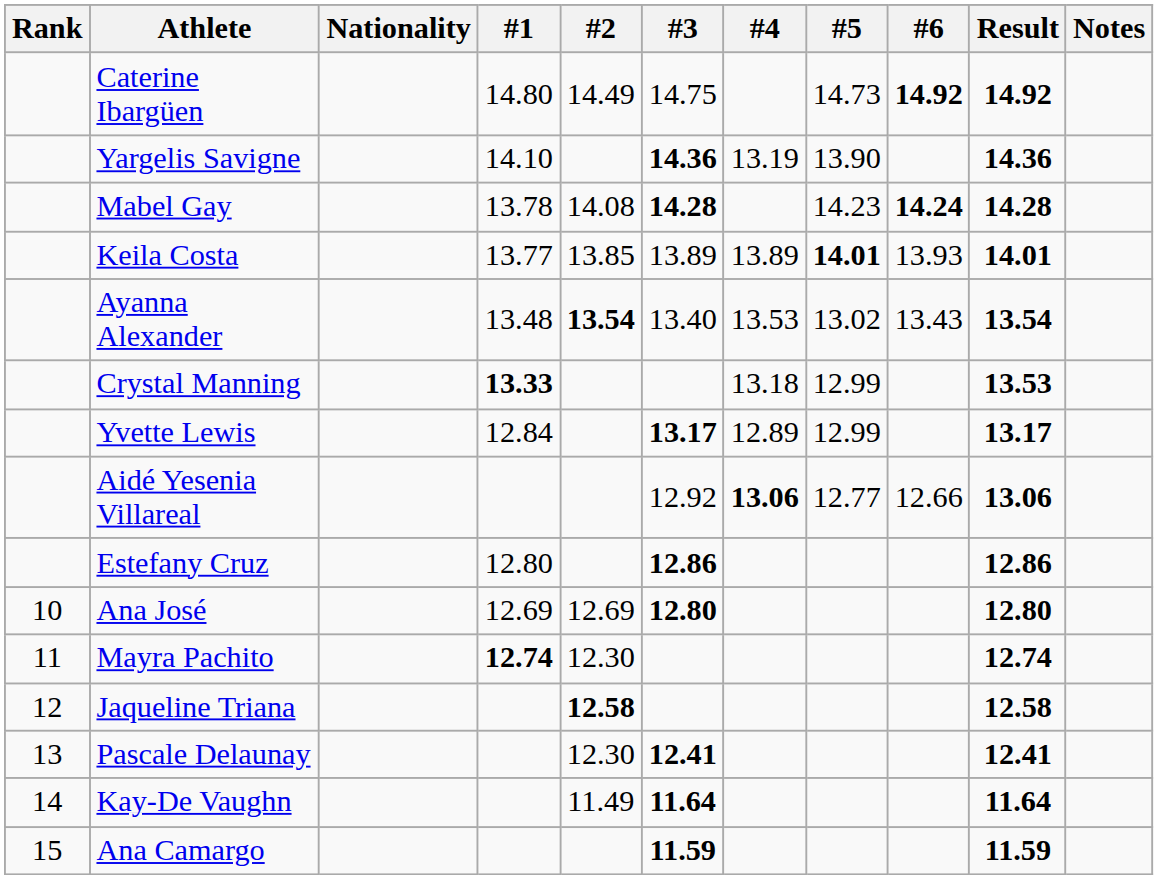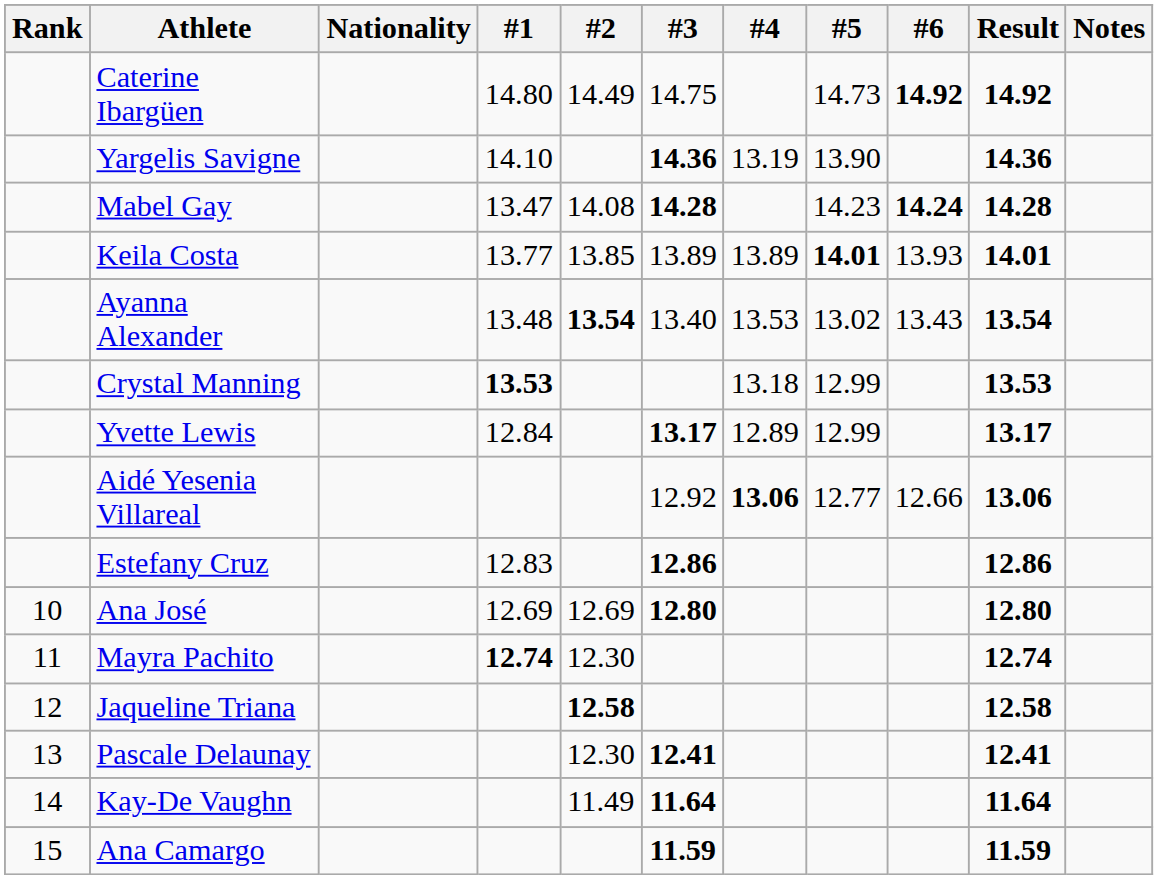(519, 206) 13.78 -> (519, 206) 13.47
(519, 384) 13.33 -> (519, 384) 13.53
(519, 562) 12.80 -> (519, 562) 12.83
